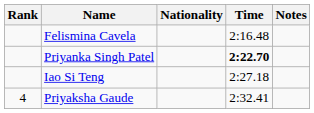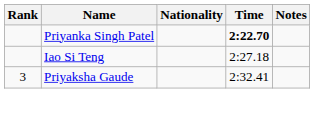- row: (90, 35)
(23, 98) 4 -> (23, 77) 3
